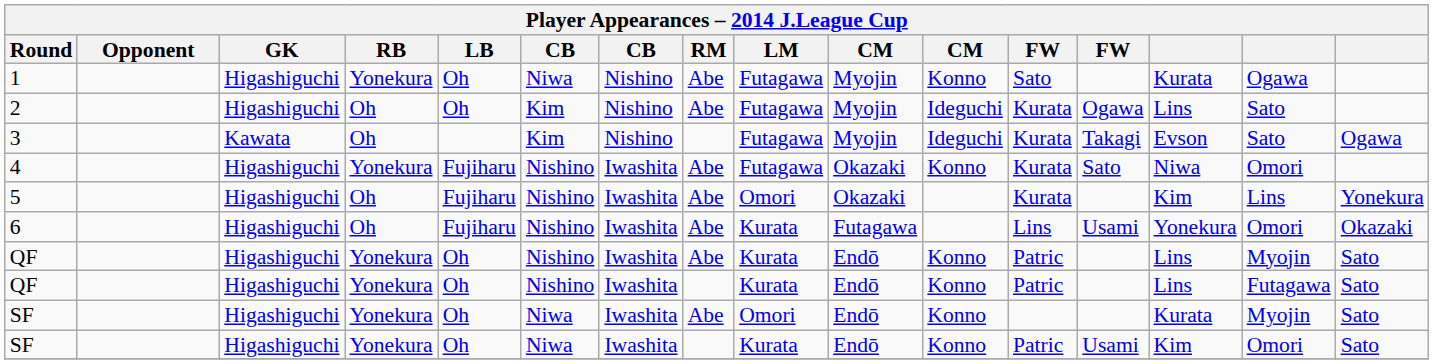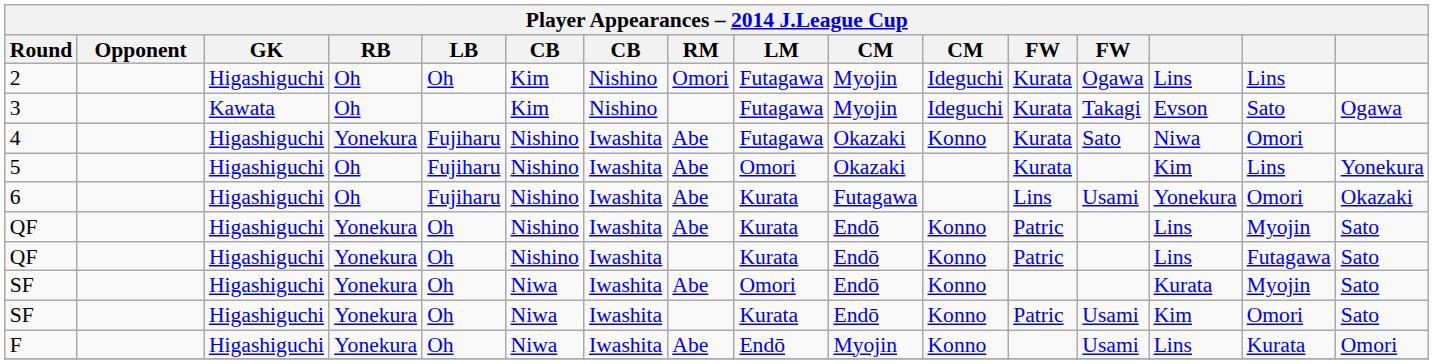- row: (15, 78)
(706, 108) Abe -> (701, 78) Omori
(1266, 108) Sato -> (1266, 78) Lins
+ row: (16, 344)
